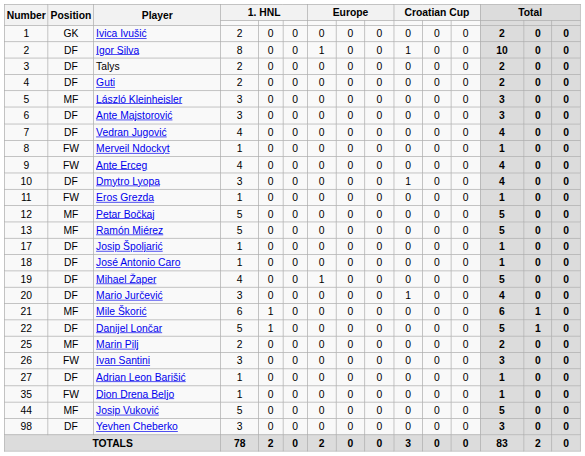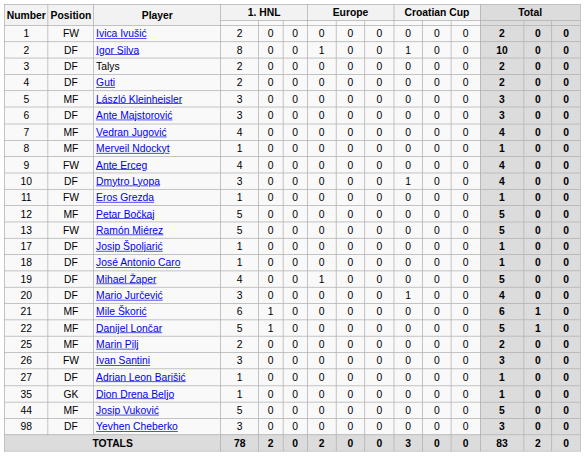(71, 34) GK -> (71, 34) FW
(71, 132) DF -> (71, 132) MF
(71, 148) FW -> (71, 148) MF
(71, 230) MF -> (71, 230) FW
(71, 328) DF -> (71, 328) MF
(71, 394) FW -> (71, 394) GK
